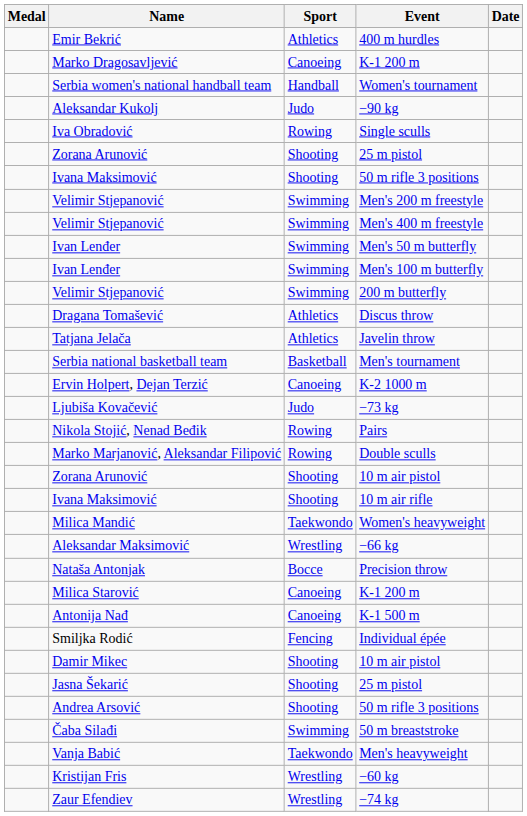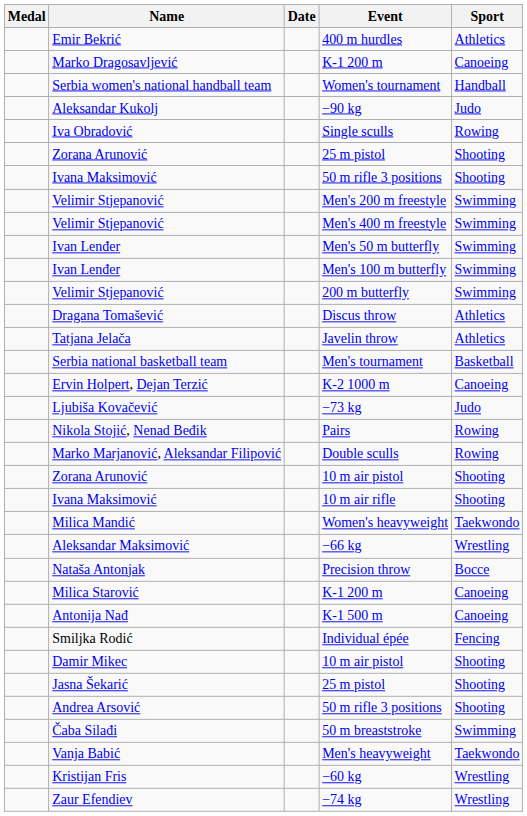columns swapped: (320, 16) <-> (506, 16)
